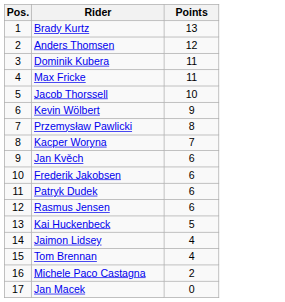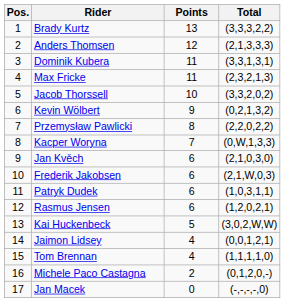+ column: (249, 12)
